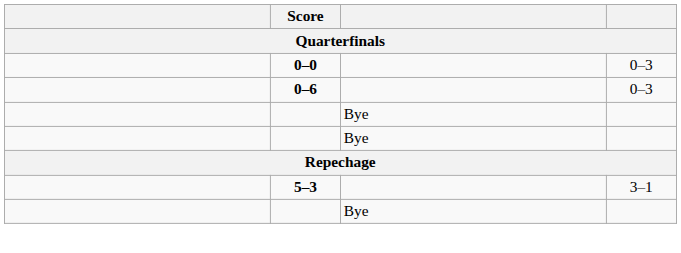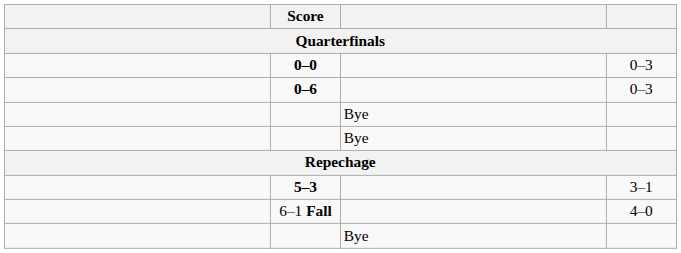+ row: (305, 211)
